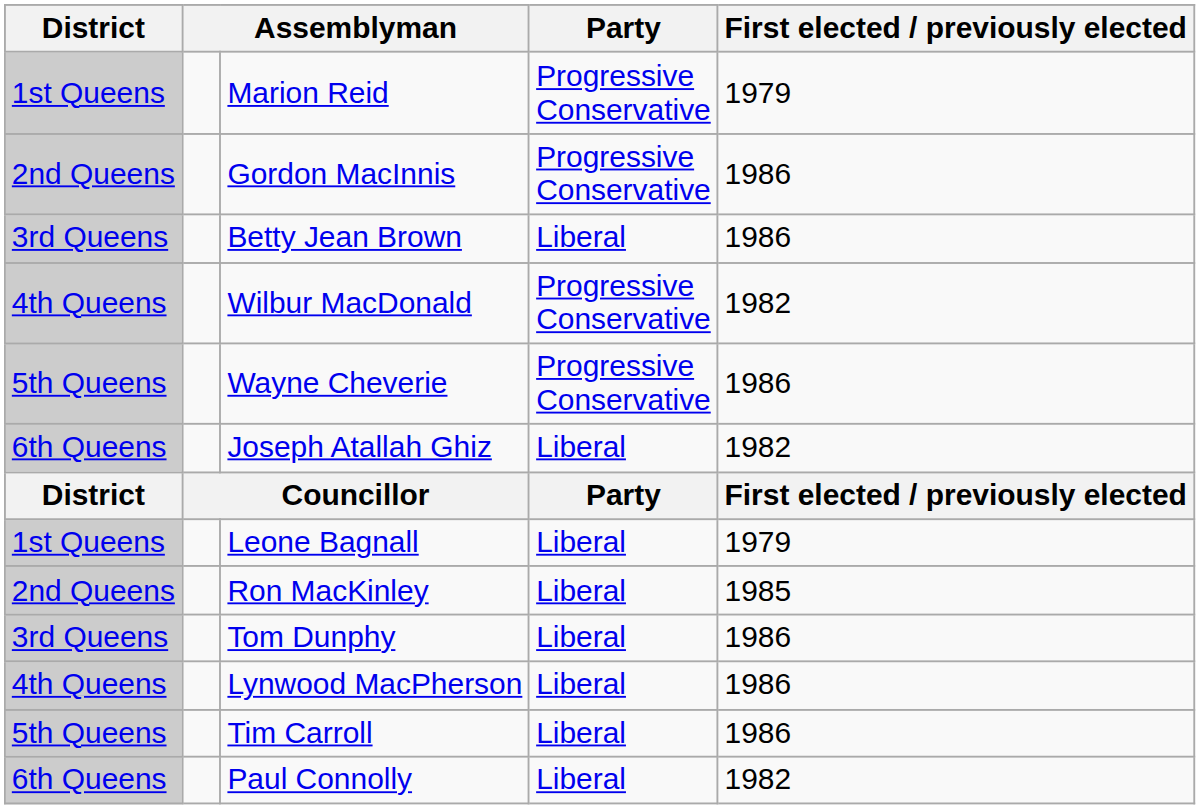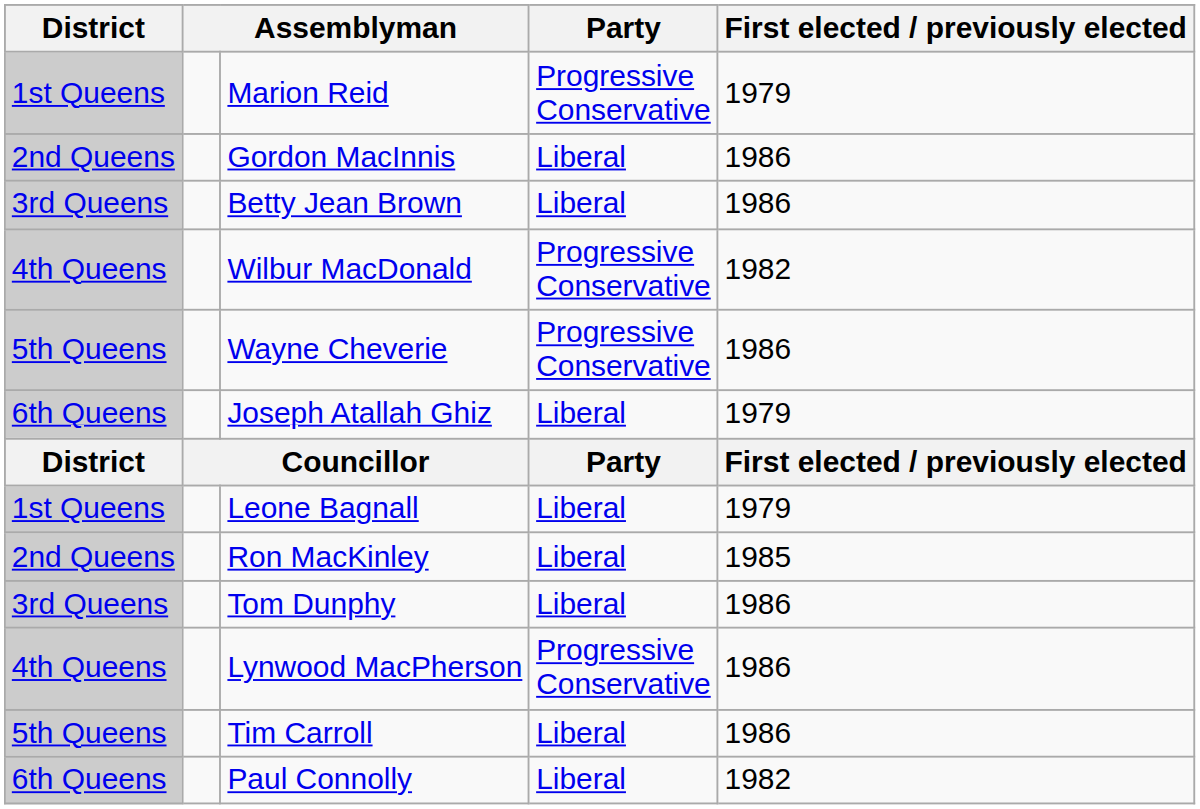(623, 173) Progressive Conservative -> (581, 156) Liberal
(758, 447) 1982 -> (758, 413) 1979
(581, 684) Liberal -> (623, 667) Progressive Conservative
